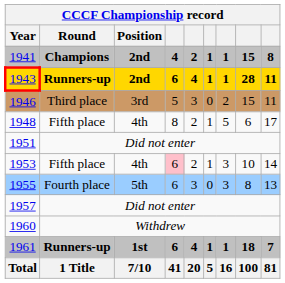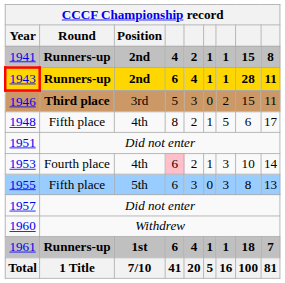(77, 56) Champions -> (77, 56) Runners-up
(77, 101) normal -> (77, 101) bold
(77, 163) Fifth place -> (77, 163) Fourth place
(77, 184) Fourth place -> (77, 184) Fifth place
